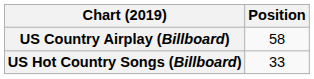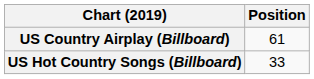(277, 39) 58 -> (277, 39) 61
